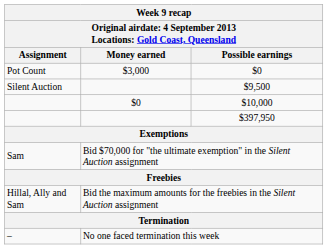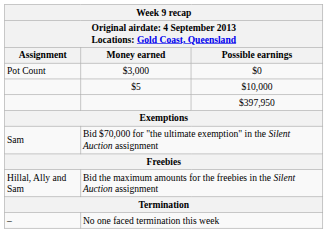- row: (257, 87)
(136, 102) $0 -> (136, 87) $5
